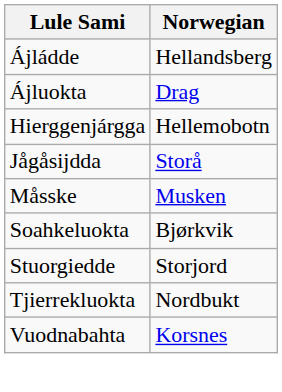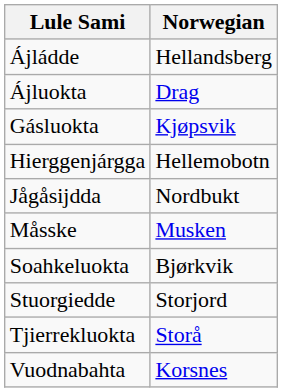+ row: (54, 126)
(179, 160) Storå -> (197, 195) Nordbukt
(197, 299) Nordbukt -> (179, 334) Storå
